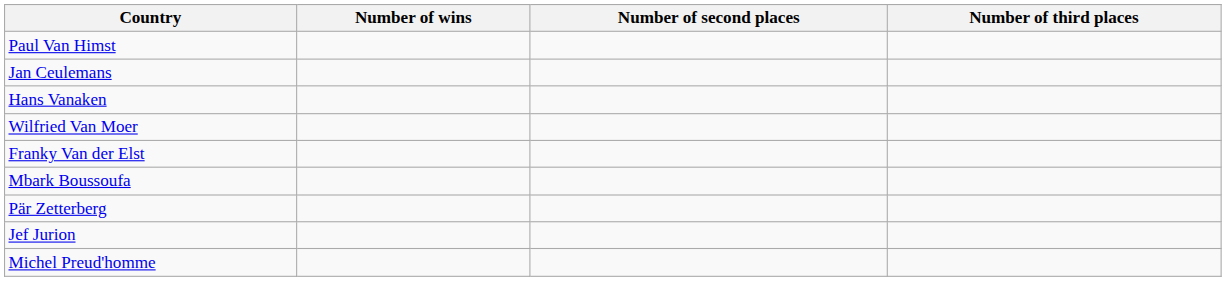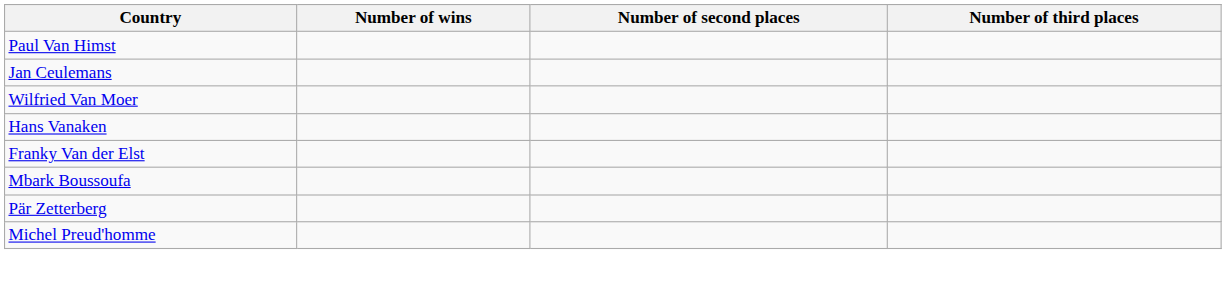rows swapped: (73, 126) <-> (58, 99)
- row: (42, 235)
